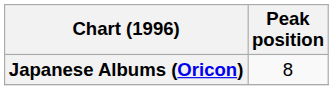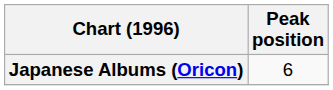(288, 69) 8 -> (288, 69) 6
